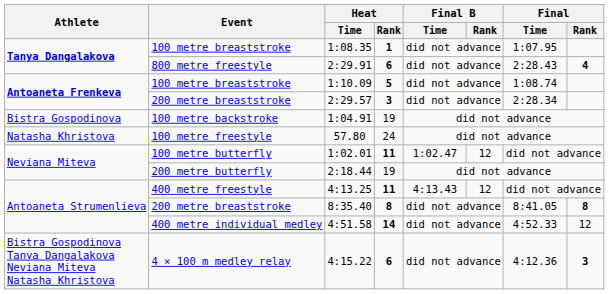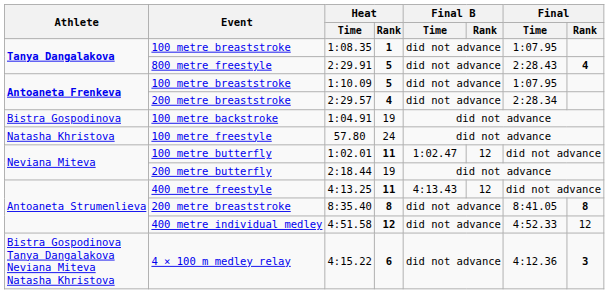(389, 65) 6 -> (389, 65) 5
(535, 83) 1:08.74 -> (535, 83) 1:07.95
(389, 100) 3 -> (389, 100) 4
(389, 224) 14 -> (389, 224) 12
